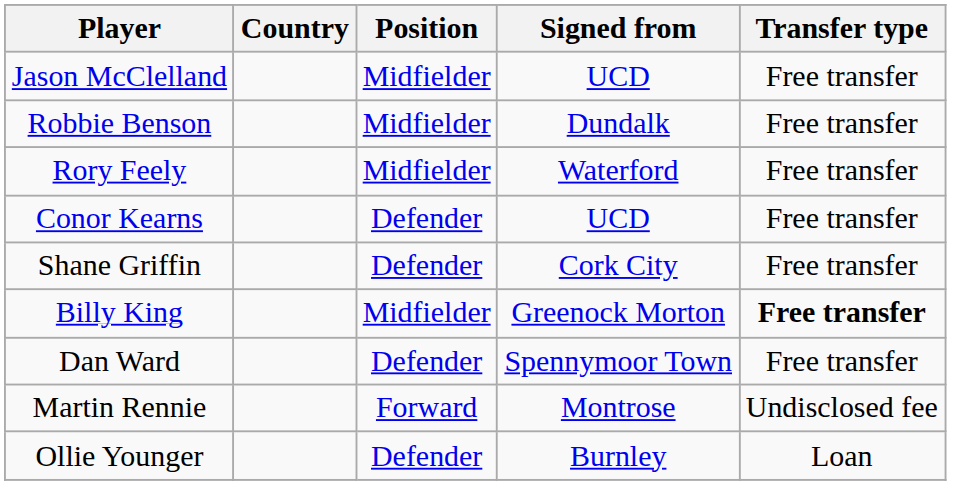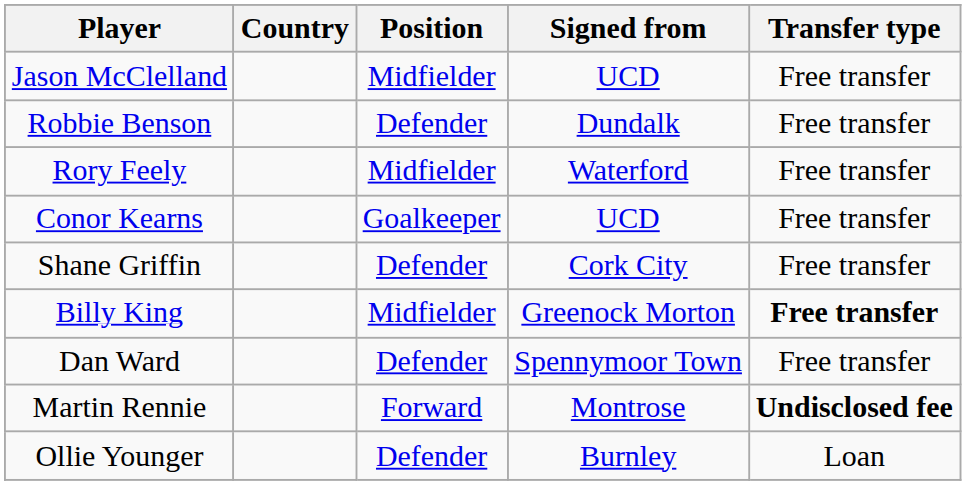(427, 123) Midfielder -> (432, 123) Defender
(427, 218) Defender -> (432, 218) Goalkeeper
(842, 407) normal -> (854, 407) bold
